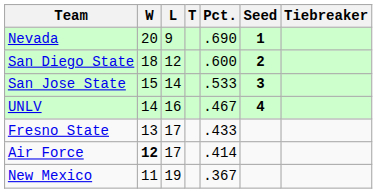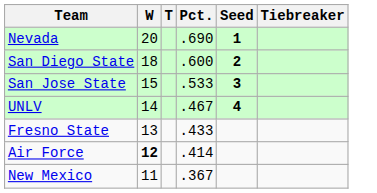- column: (173, 16)
